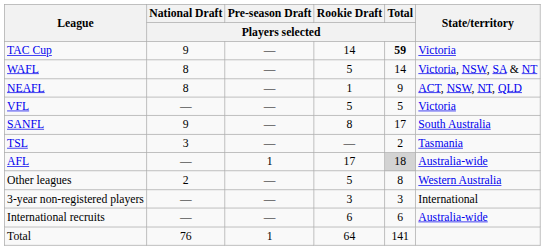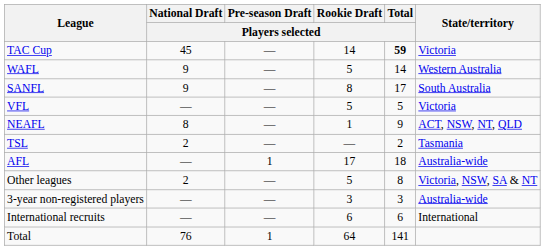(186, 50) 9 -> (186, 50) 45
(186, 69) 8 -> (186, 69) 9
(478, 69) Victoria, NSW, SA & NT -> (460, 69) Western Australia
rows swapped: (26, 124) <-> (26, 87)
(186, 143) 3 -> (186, 143) 2
(400, 161) lightgrey background -> (400, 161) no background
(460, 180) Western Australia -> (478, 180) Victoria, NSW, SA & NT
(448, 198) International -> (453, 198) Australia-wide
(453, 217) Australia-wide -> (448, 217) International
